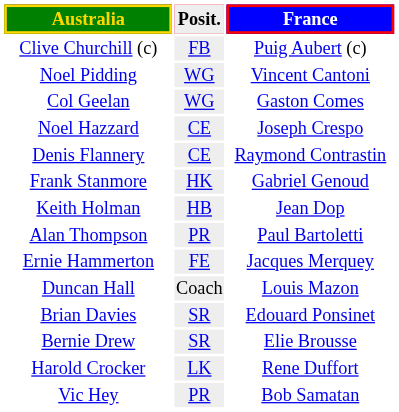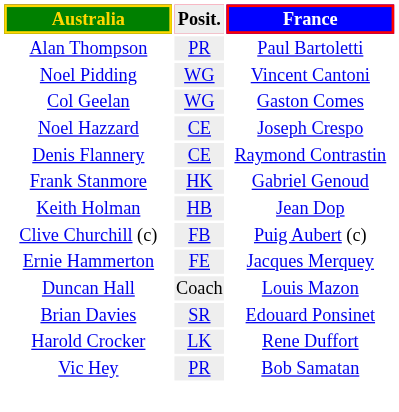rows swapped: (88, 48) <-> (88, 234)
- row: (88, 341)
